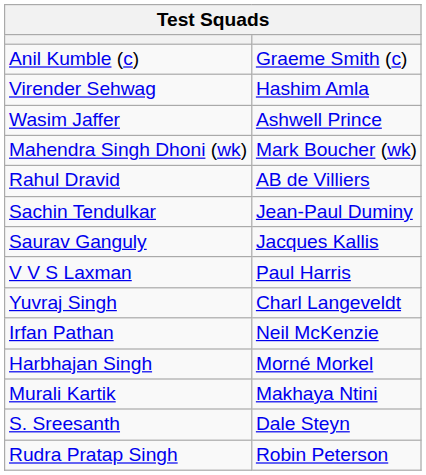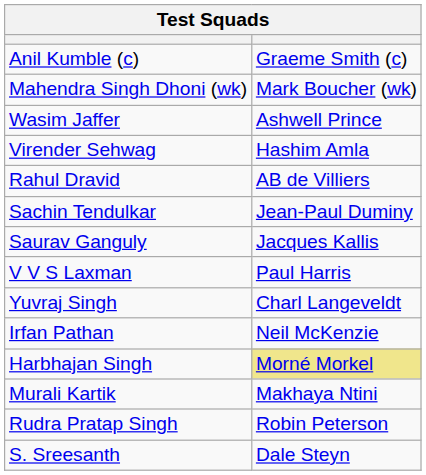rows swapped: (128, 150) <-> (82, 89)
(315, 363) no background -> (315, 363) khaki background
rows swapped: (93, 454) <-> (65, 424)
